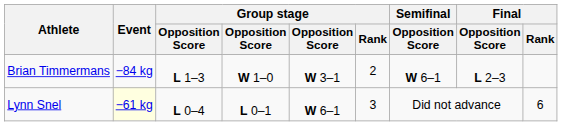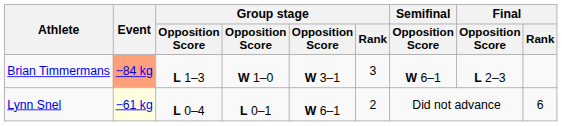(134, 72) no background -> (134, 72) lightsalmon background
(373, 72) 2 -> (373, 72) 3
(373, 105) 3 -> (373, 105) 2
